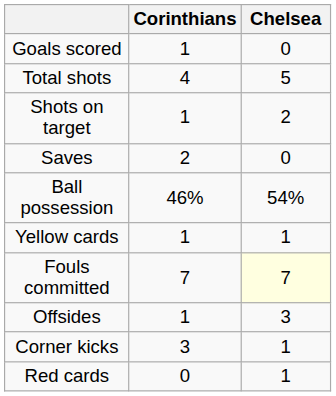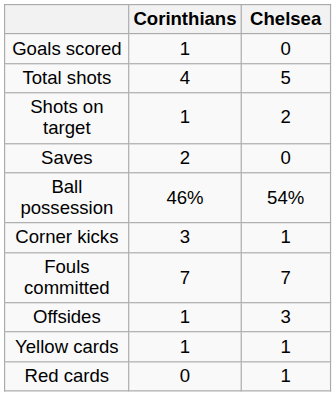rows swapped: (67, 346) <-> (67, 237)
(286, 277) lightyellow background -> (286, 277) no background
